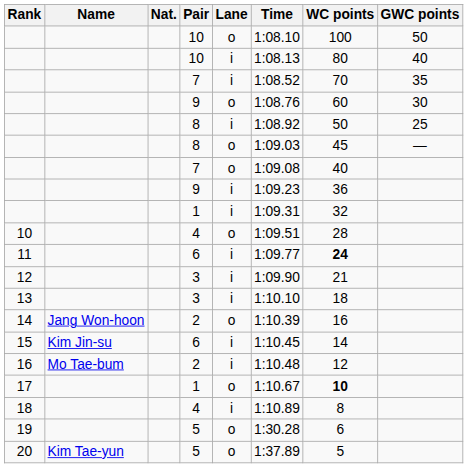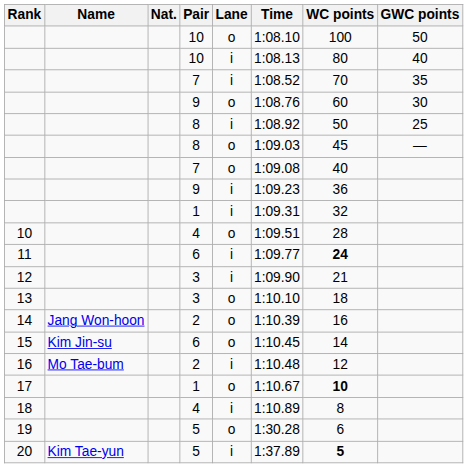(232, 299) i -> (232, 299) o
(232, 342) i -> (232, 342) o
(232, 451) o -> (232, 451) i
(340, 451) normal -> (340, 451) bold
